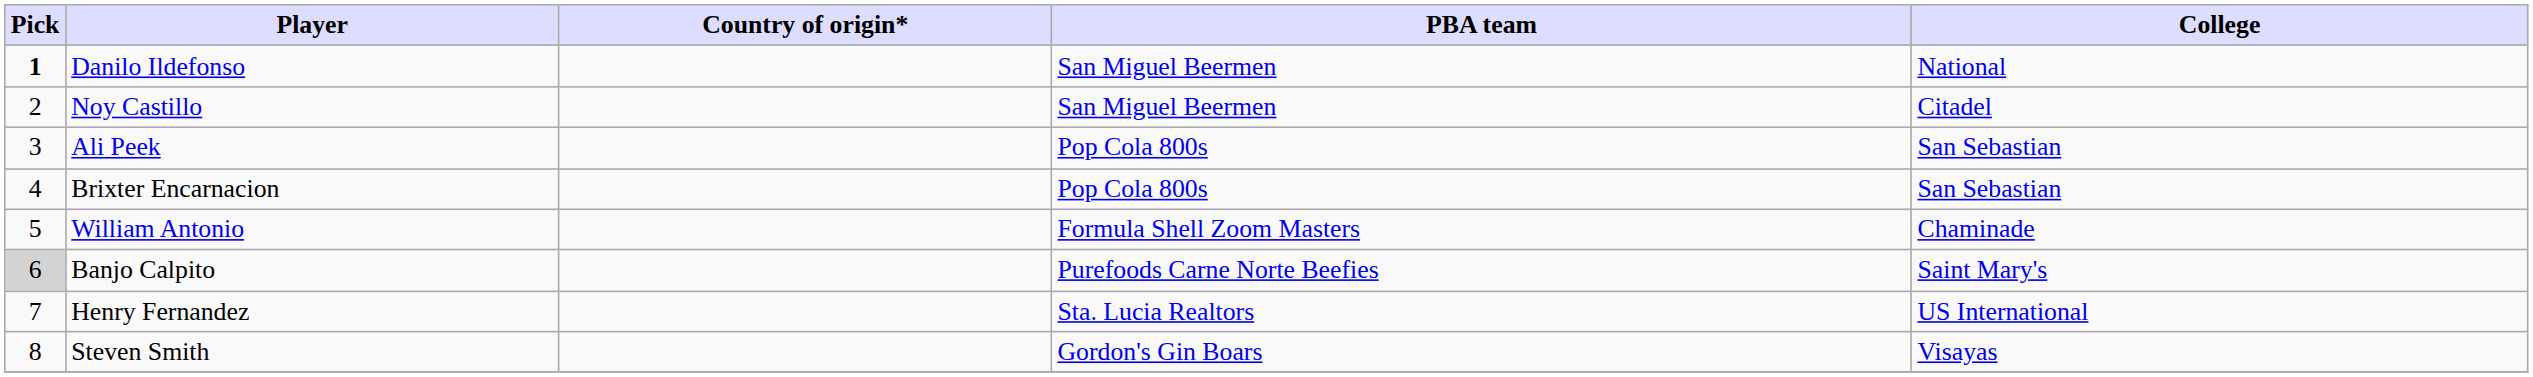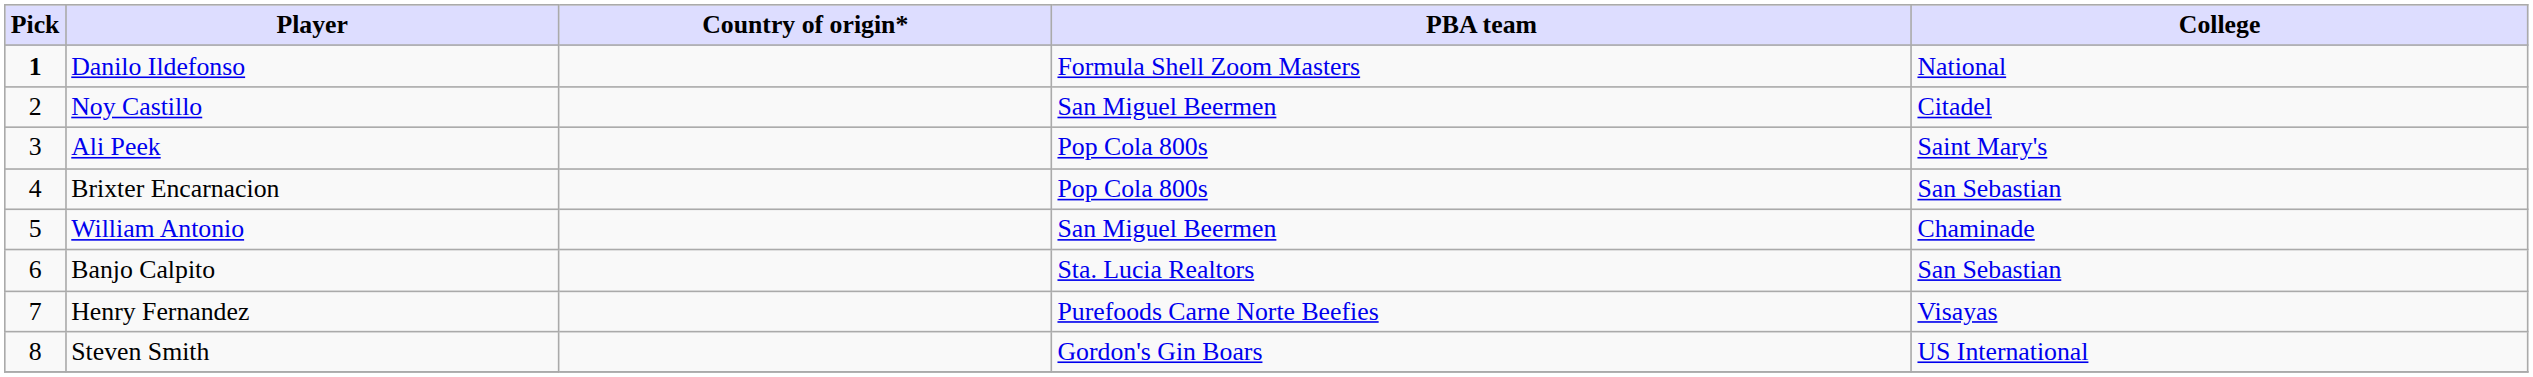(1167, 65) San Miguel Beermen -> (1209, 65) Formula Shell Zoom Masters
(1989, 147) San Sebastian -> (1982, 147) Saint Mary's
(1209, 229) Formula Shell Zoom Masters -> (1167, 229) San Miguel Beermen
(35, 270) lightgrey background -> (35, 270) no background
(1218, 270) Purefoods Carne Norte Beefies -> (1156, 270) Sta. Lucia Realtors
(1982, 270) Saint Mary's -> (1989, 270) San Sebastian
(1156, 310) Sta. Lucia Realtors -> (1218, 310) Purefoods Carne Norte Beefies
(2003, 310) US International -> (1957, 310) Visayas
(1957, 351) Visayas -> (2003, 351) US International
